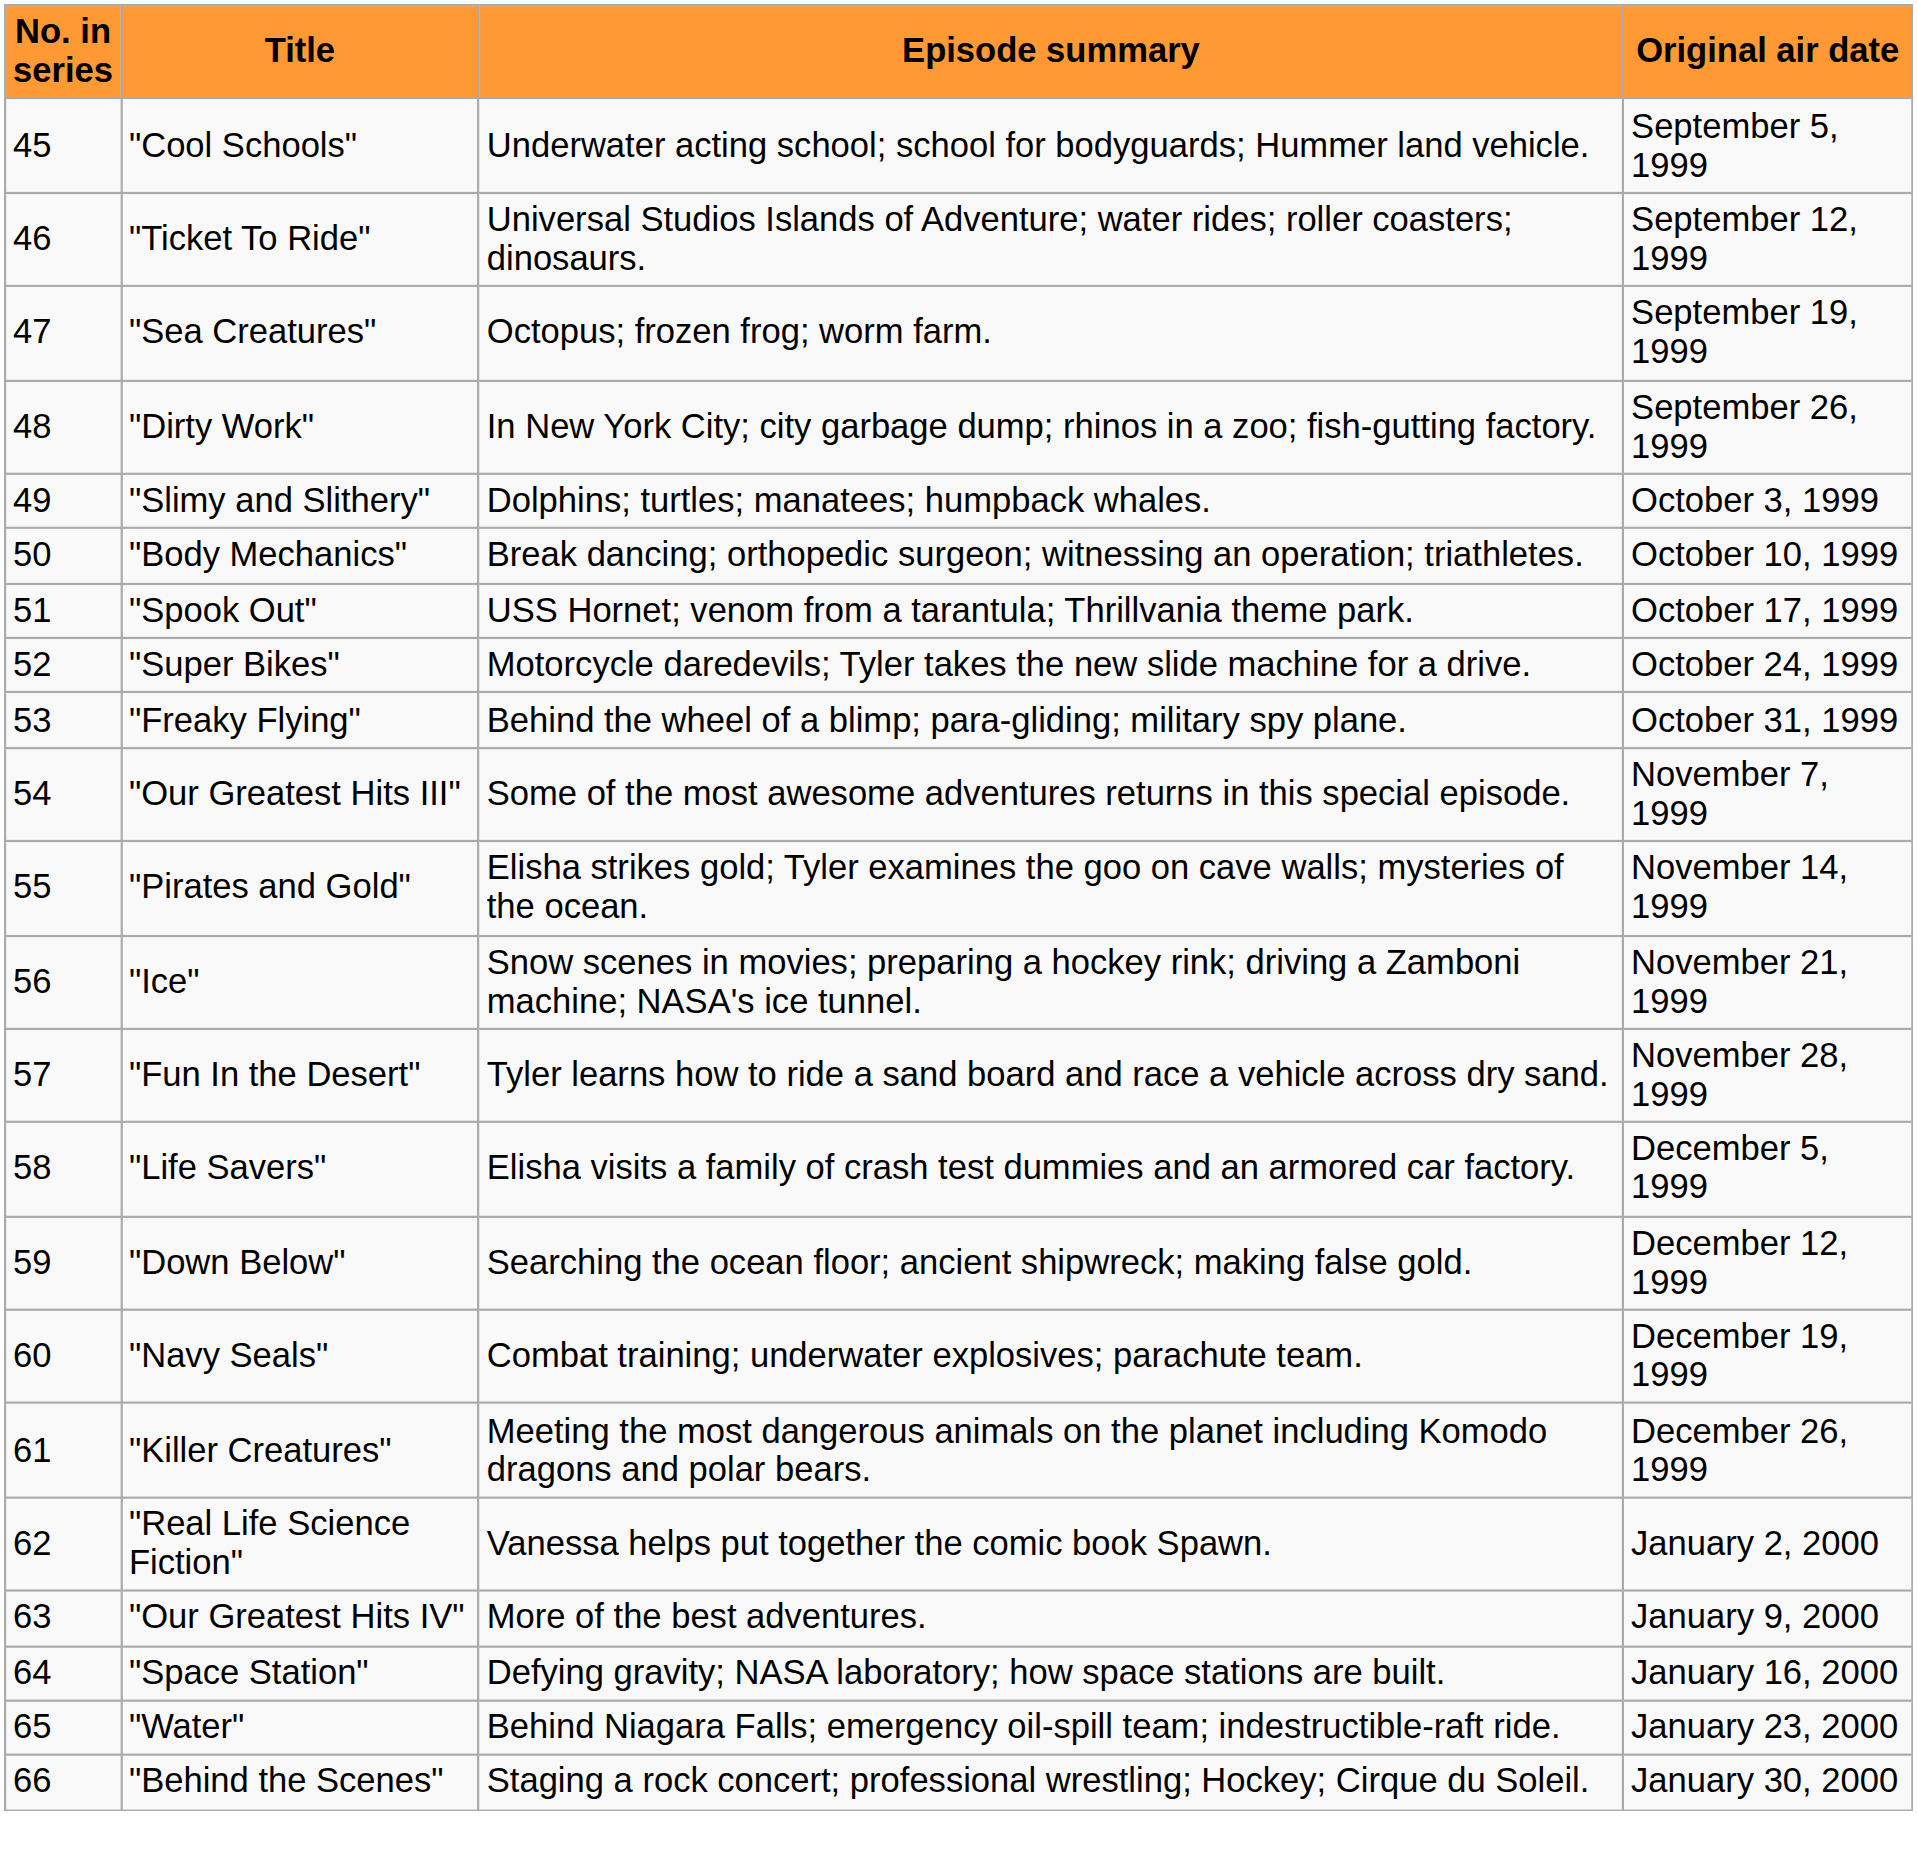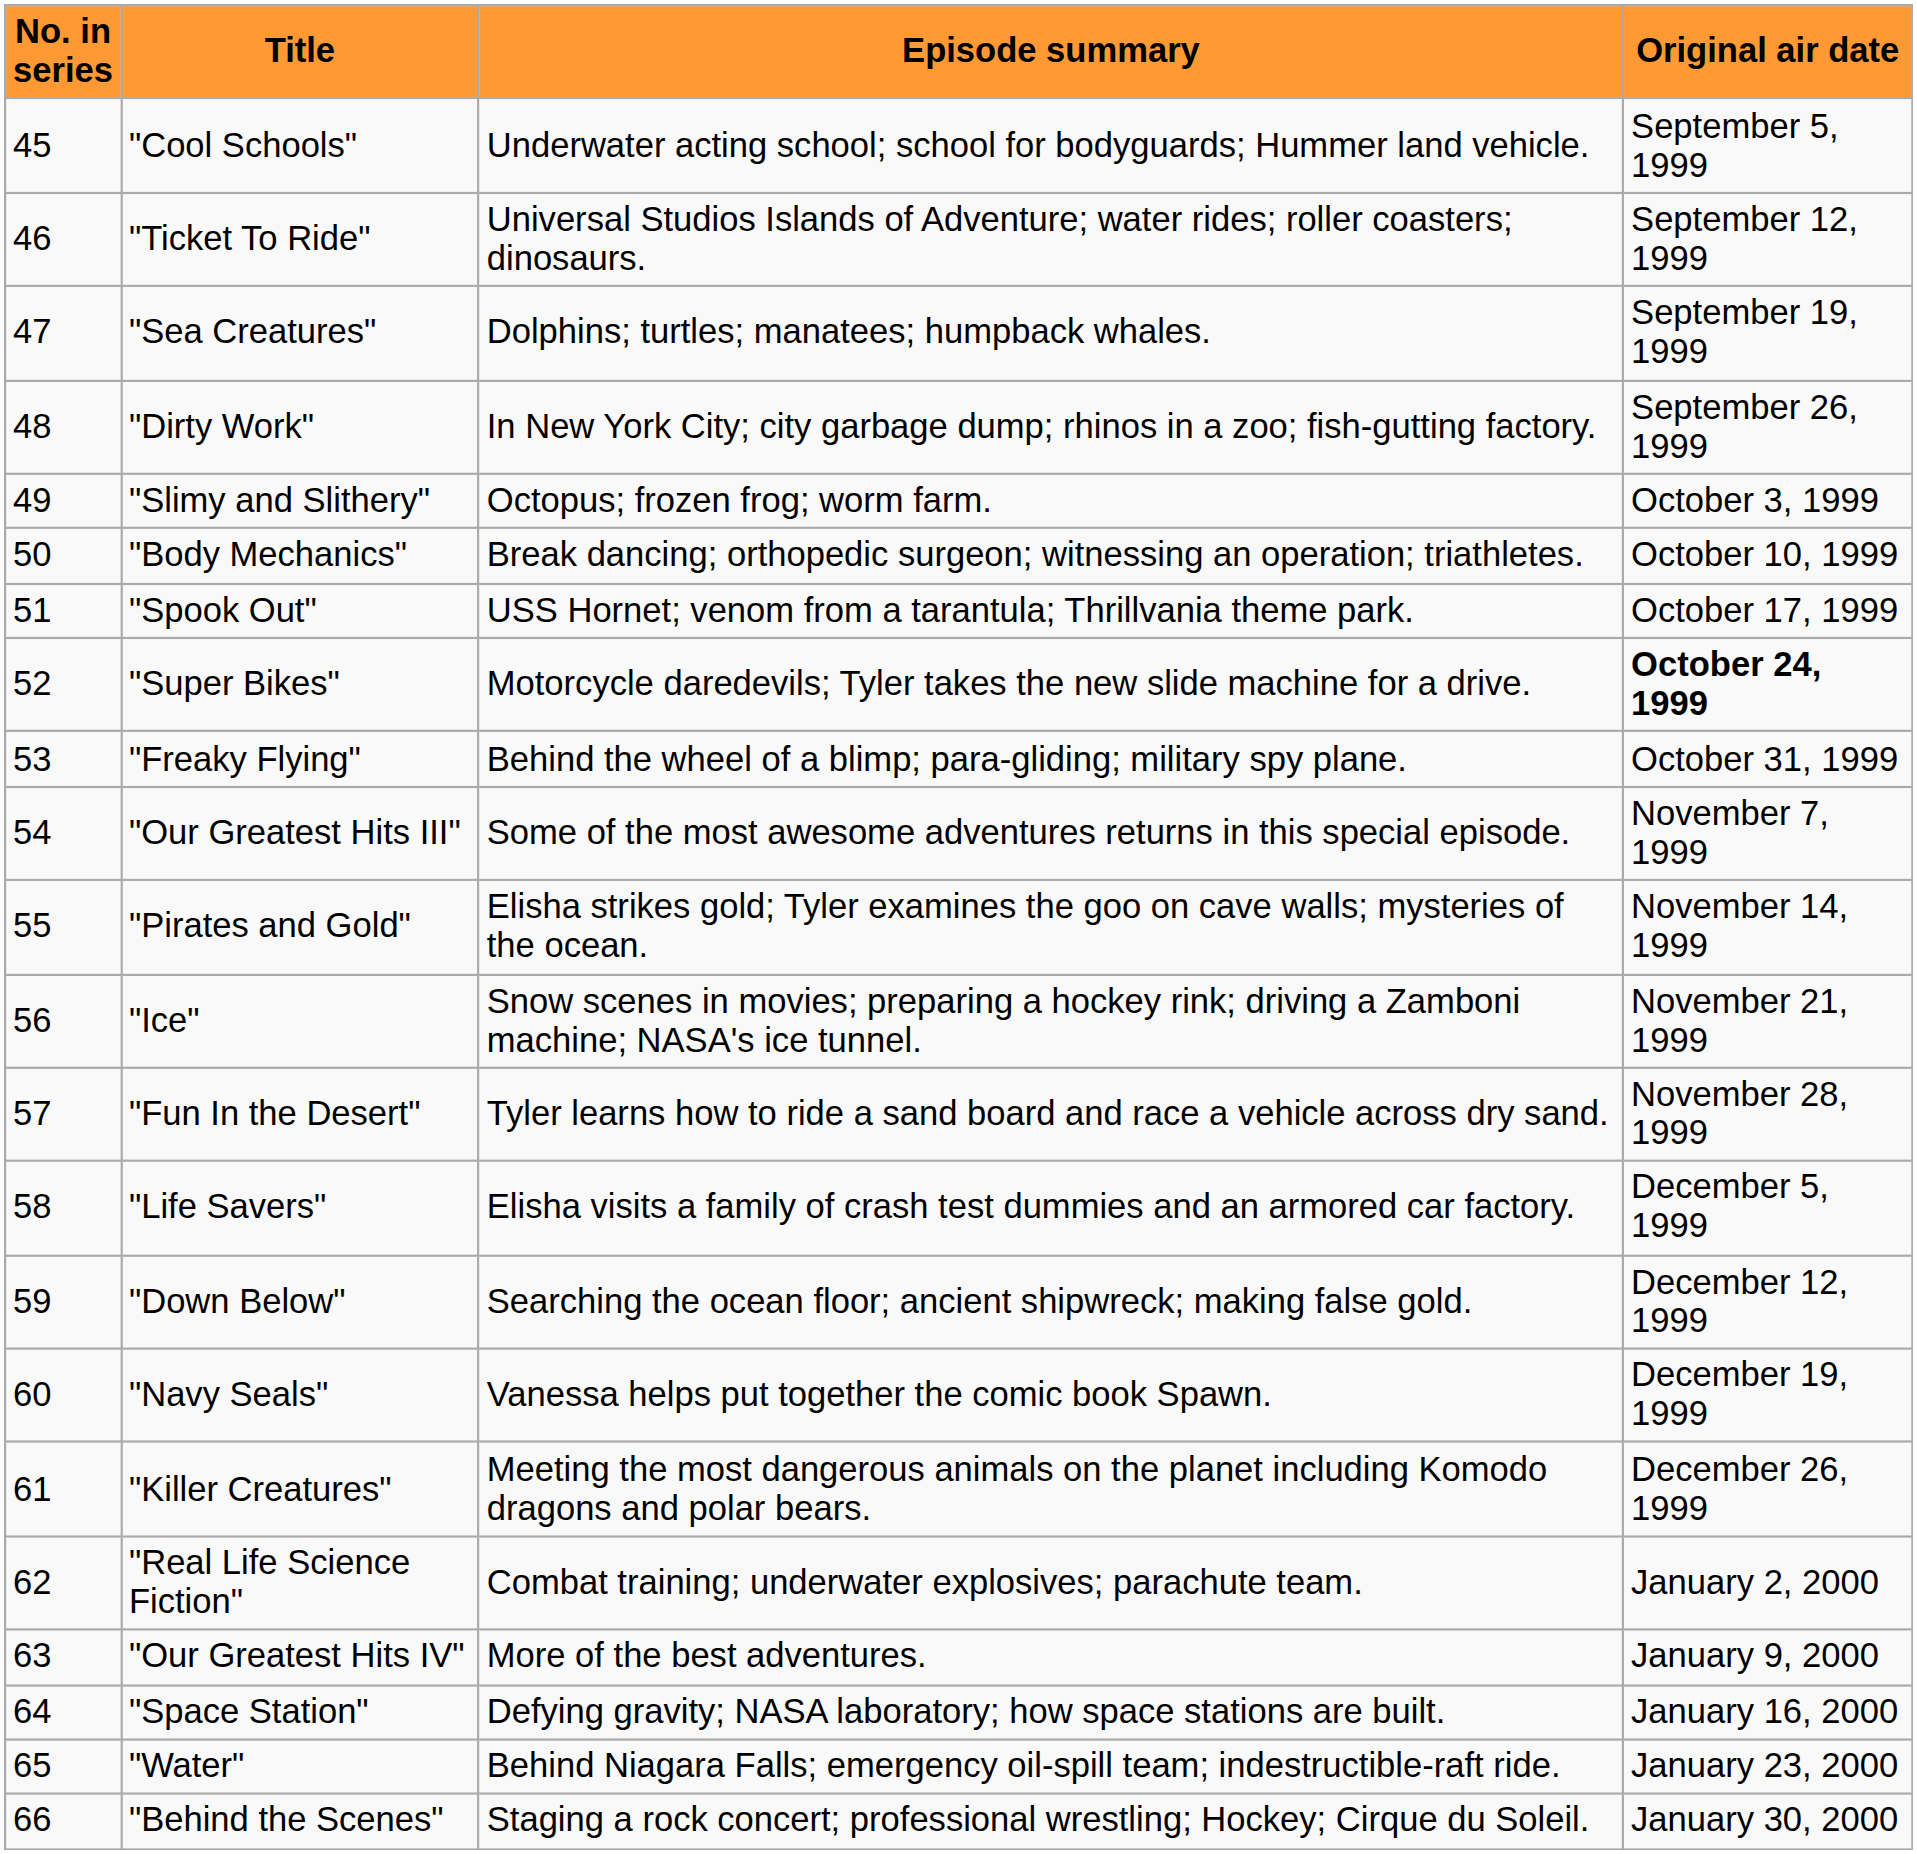(739, 332) Octopus; frozen frog; worm farm. -> (849, 332) Dolphins; turtles; manatees; humpback whales.
(849, 500) Dolphins; turtles; manatees; humpback whales. -> (739, 500) Octopus; frozen frog; worm farm.
(1765, 664) normal -> (1726, 684) bold
(925, 1355) Combat training; underwater explosives; parachute team. -> (879, 1394) Vanessa helps put together the comic book Spawn.
(879, 1543) Vanessa helps put together the comic book Spawn. -> (925, 1582) Combat training; underwater explosives; parachute team.
